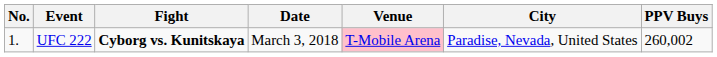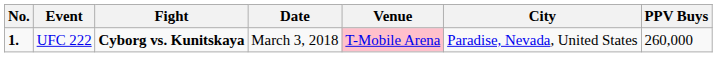(13, 39) normal -> (13, 39) bold
(669, 39) 260,002 -> (669, 39) 260,000
